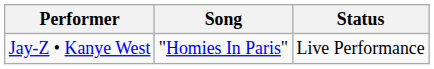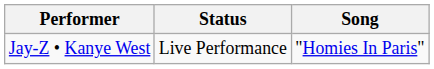columns swapped: (223, 18) <-> (361, 18)
